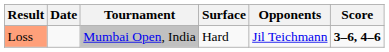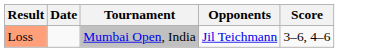- column: (224, 15)
(357, 36) bold -> (307, 36) normal
